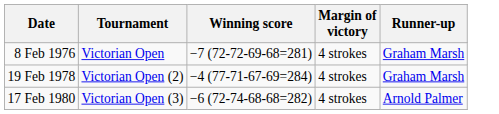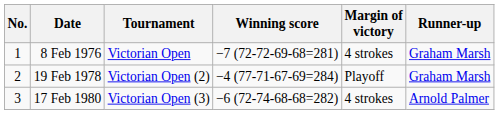+ column: (18, 23)
(343, 76) 4 strokes -> (364, 76) Playoff
